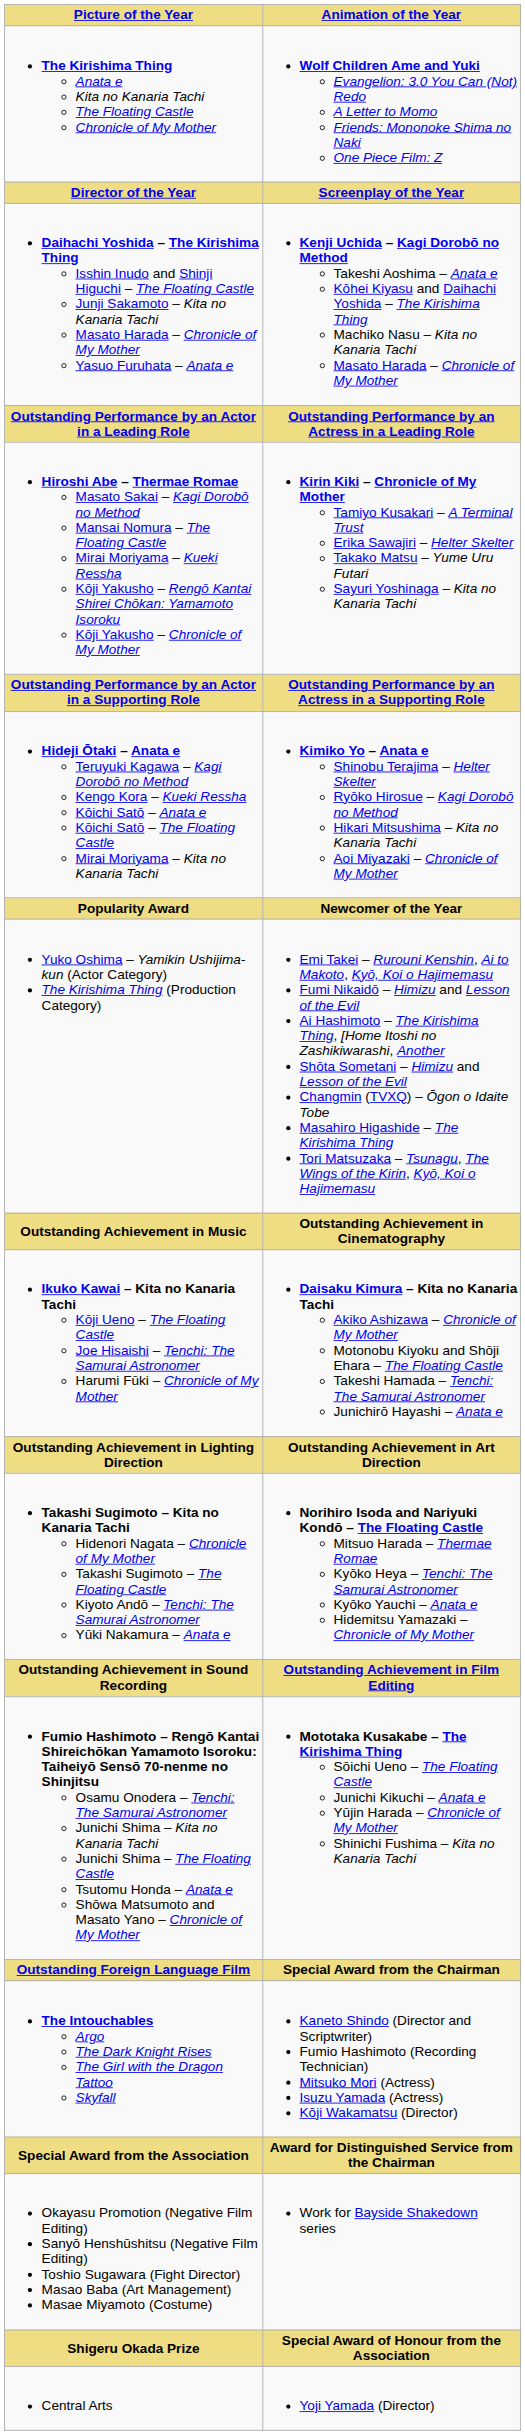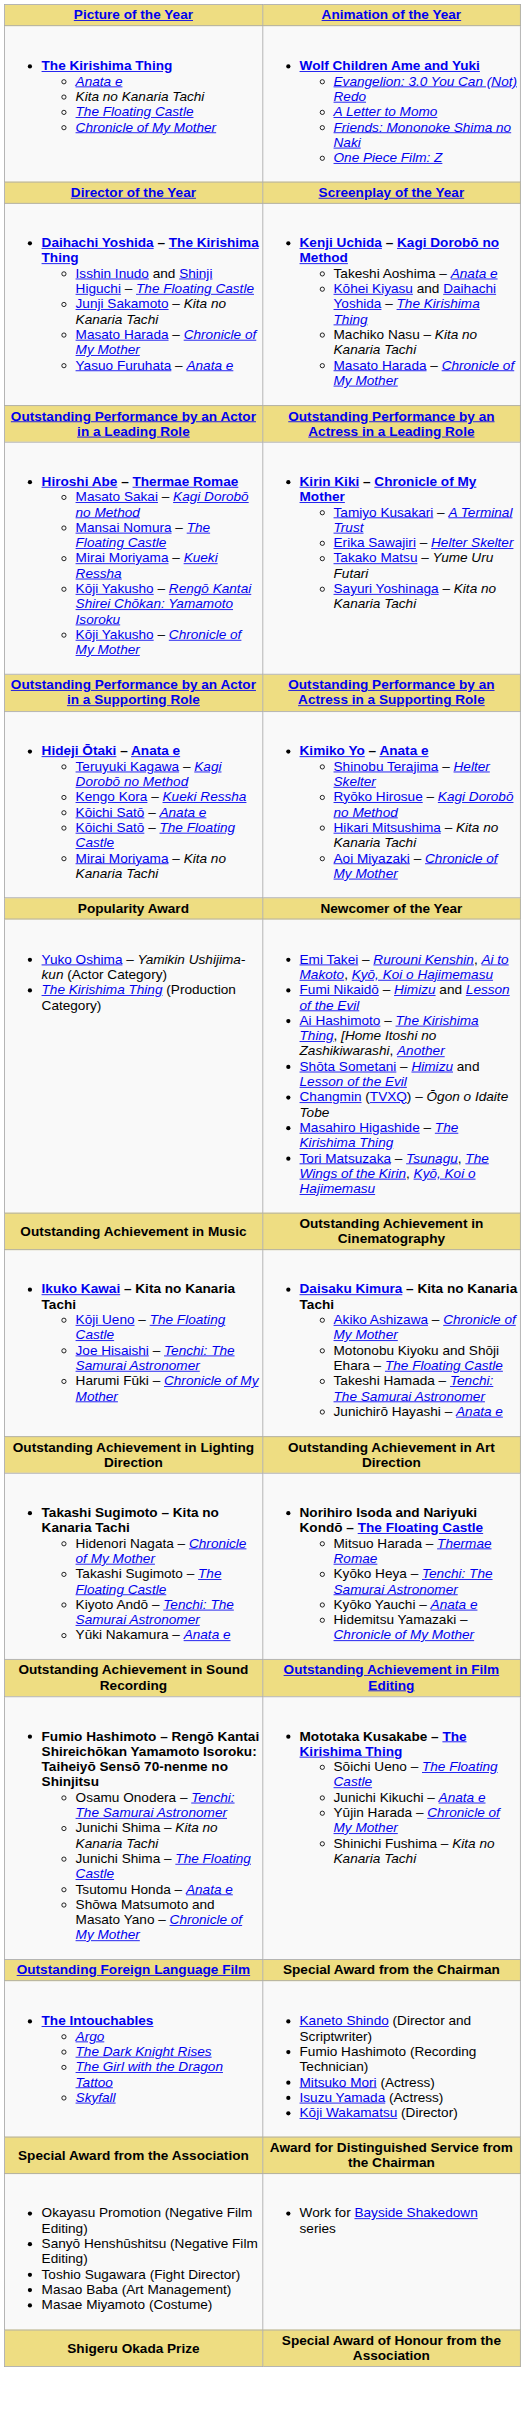- row: (133, 2406)
